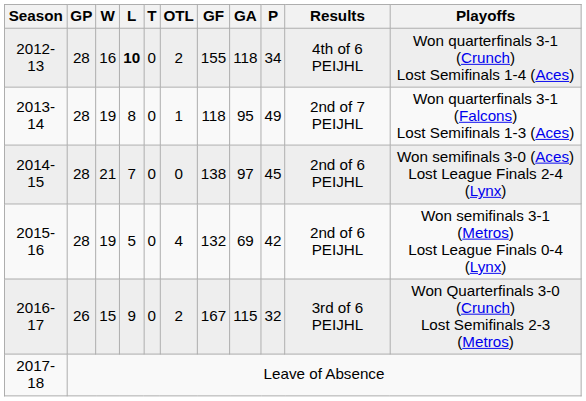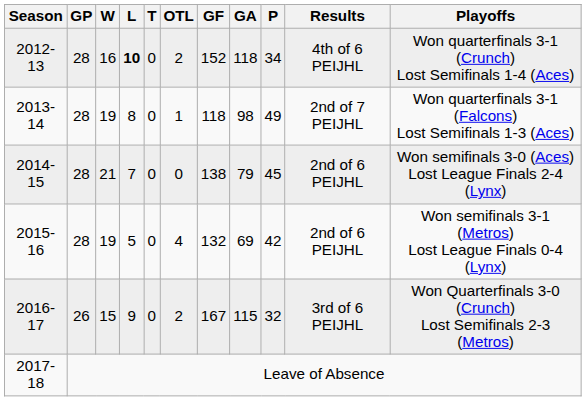(214, 57) 155 -> (214, 57) 152
(245, 116) 95 -> (245, 116) 98
(245, 174) 97 -> (245, 174) 79
